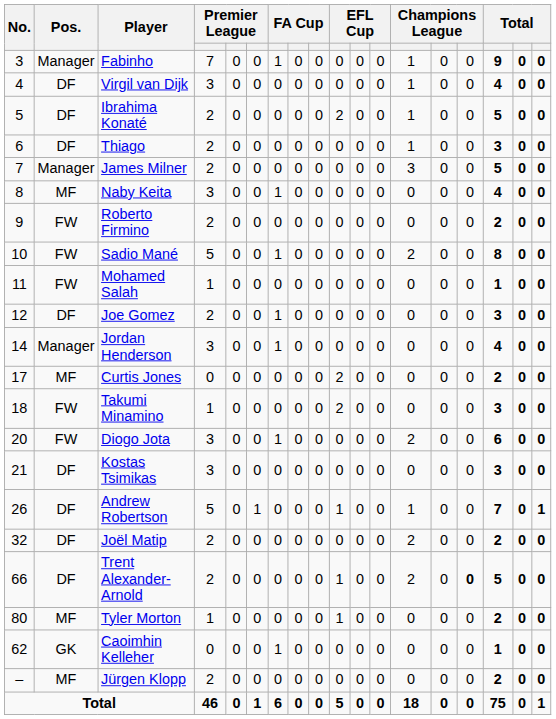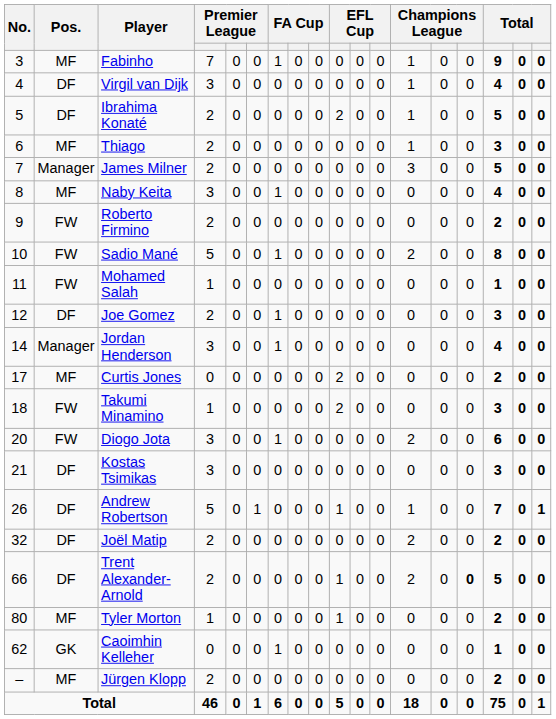(66, 61) Manager -> (66, 61) MF
(66, 146) DF -> (66, 146) MF
